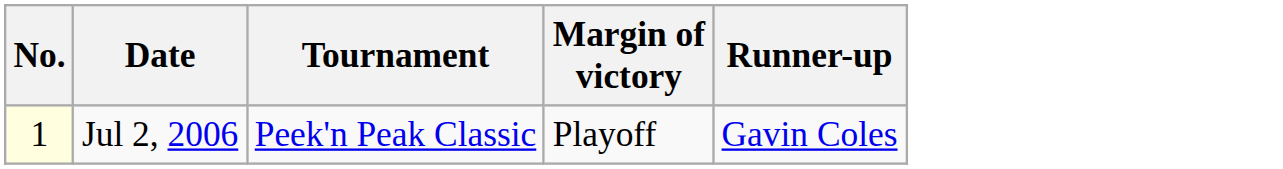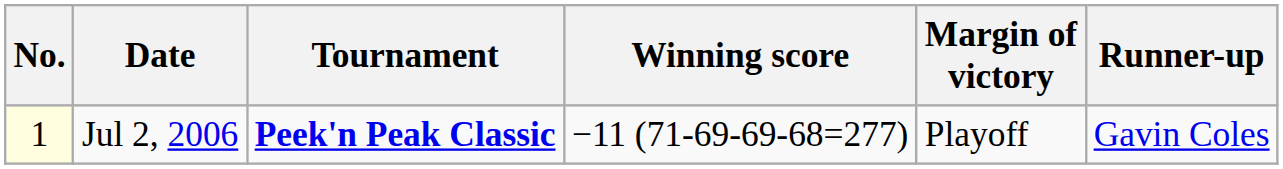+ column: (740, 54)
(396, 134) normal -> (405, 134) bold
